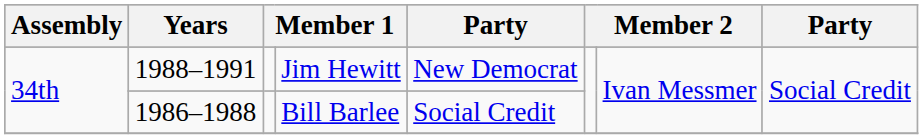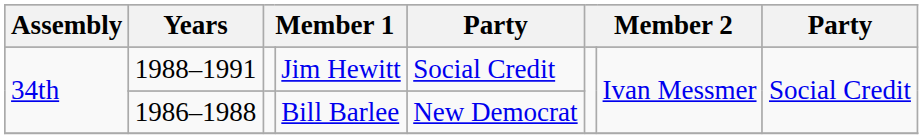(495, 68) New Democrat -> (484, 68) Social Credit
(484, 111) Social Credit -> (495, 111) New Democrat
